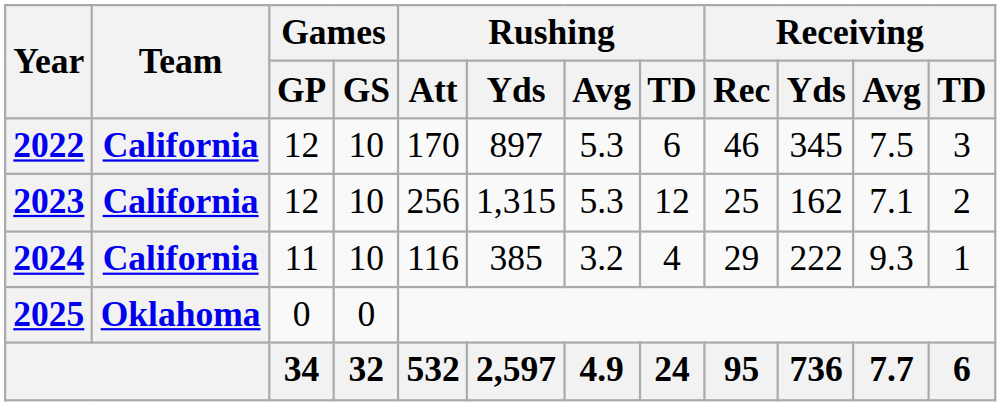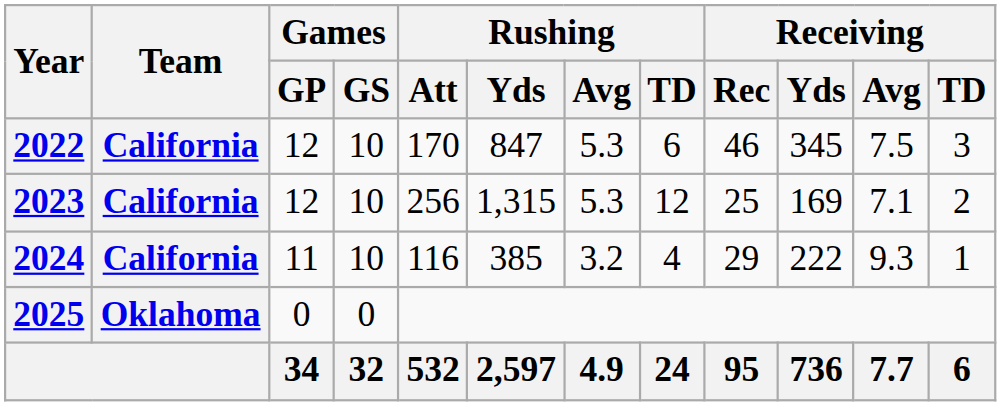(516, 145) 897 -> (516, 145) 847
(816, 201) 162 -> (816, 201) 169
